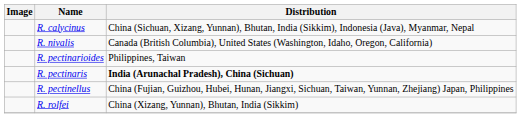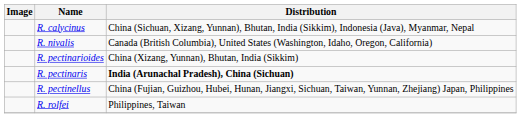(147, 58) Philippines, Taiwan -> (203, 58) China (Xizang, Yunnan), Bhutan, India (Sikkim)
(203, 105) China (Xizang, Yunnan), Bhutan, India (Sikkim) -> (147, 105) Philippines, Taiwan
